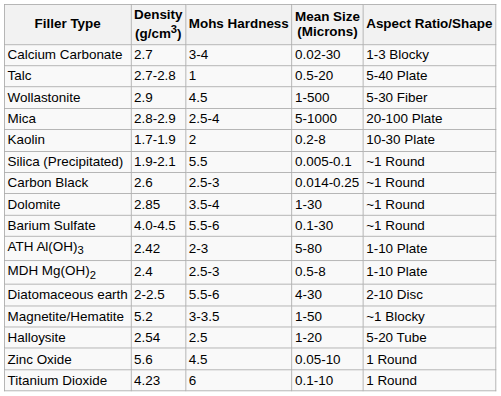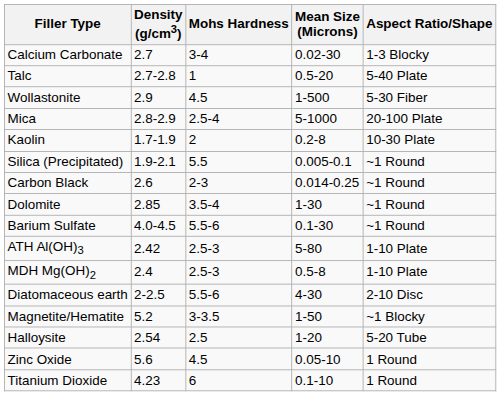(204, 183) 2.5-3 -> (198, 183) 2-3
(198, 248) 2-3 -> (204, 248) 2.5-3
